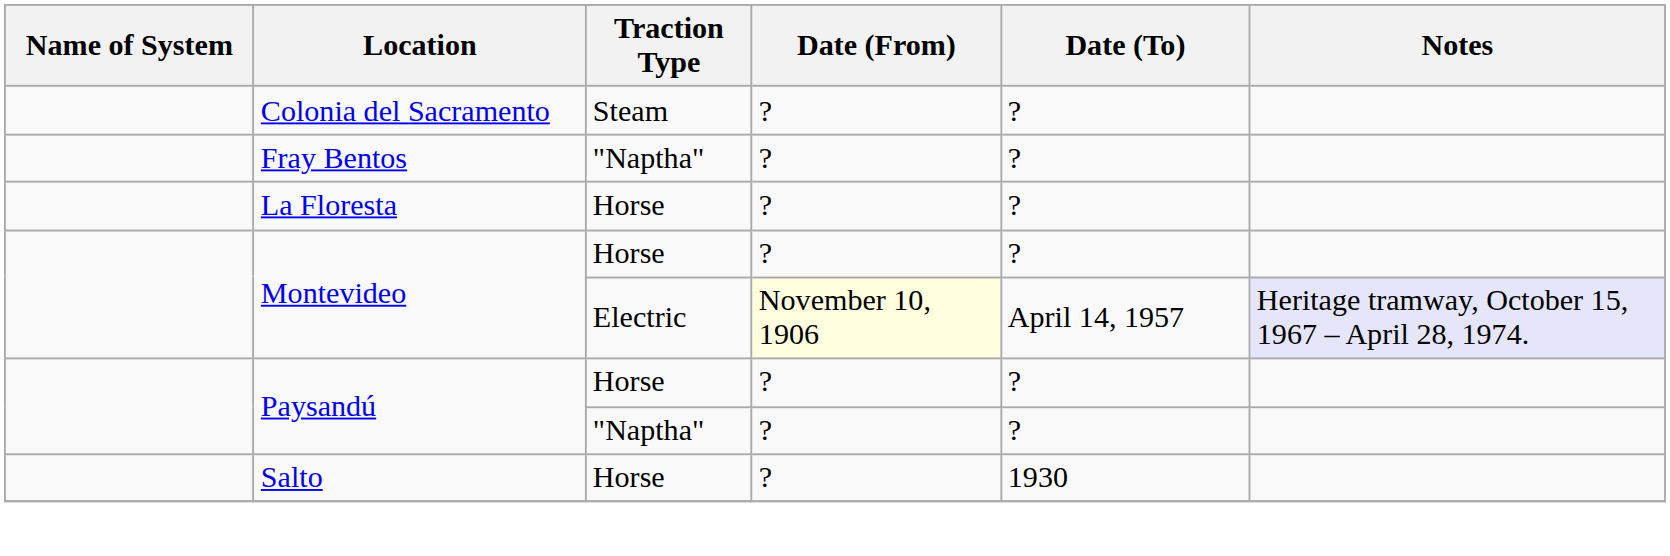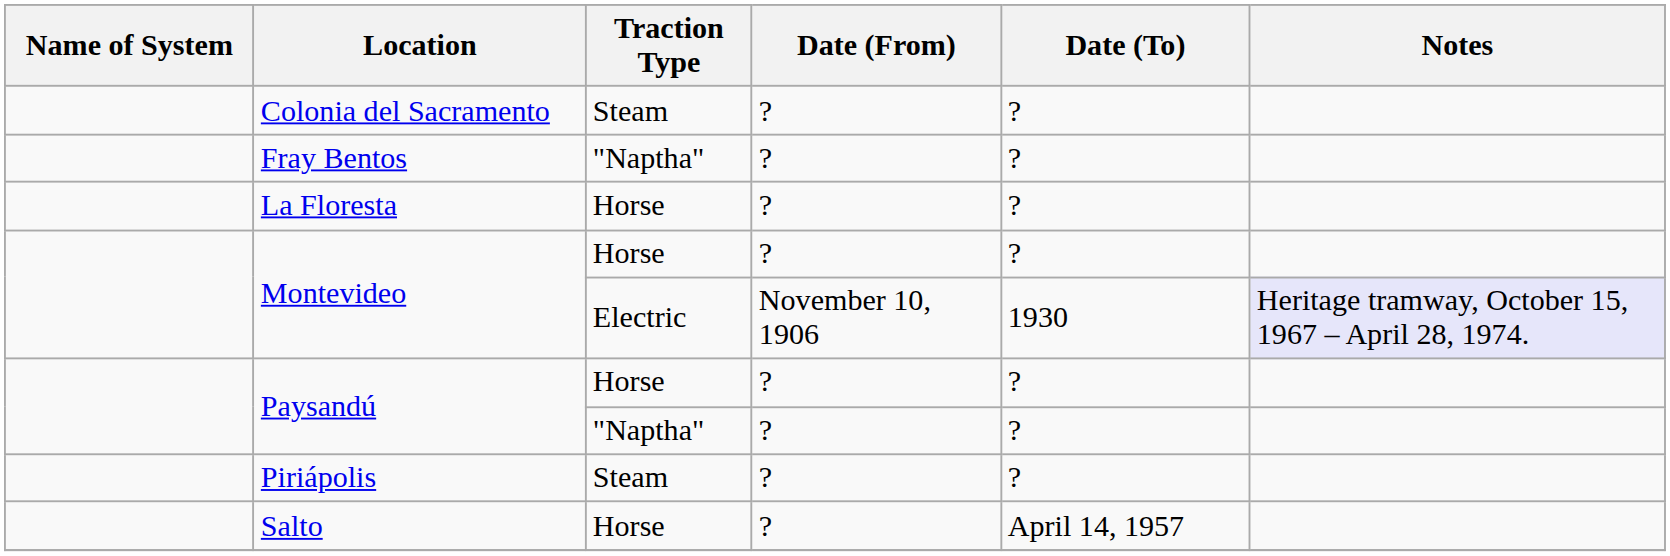(845, 317) lightyellow background -> (845, 317) no background
(1096, 317) April 14, 1957 -> (1038, 317) 1930
+ row: (319, 477)
(1038, 477) 1930 -> (1096, 525) April 14, 1957
